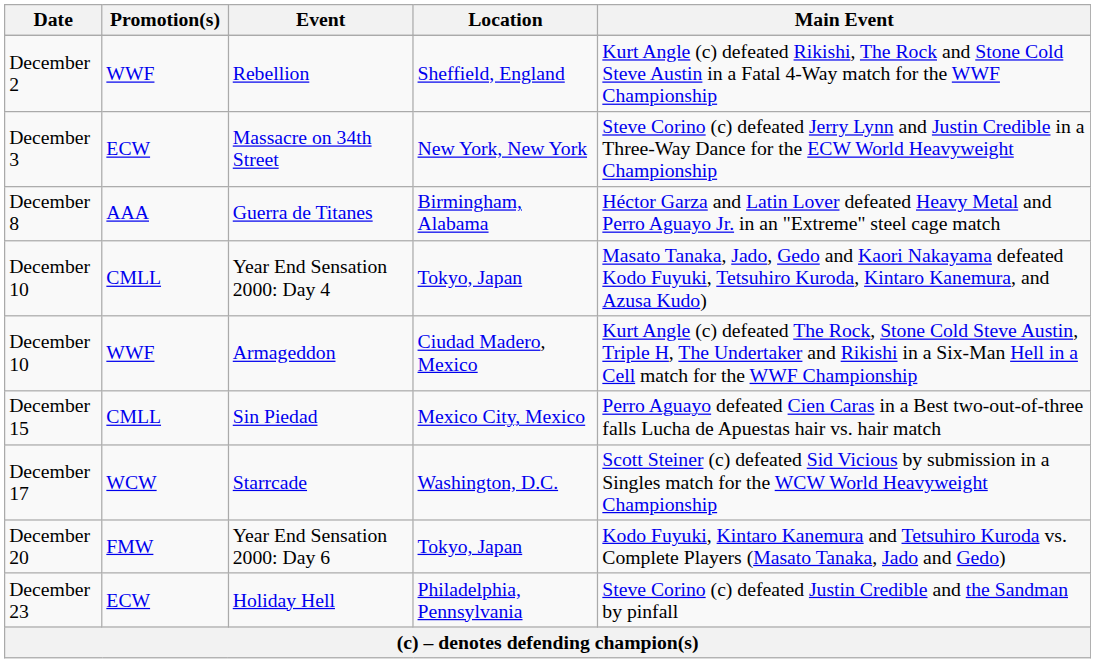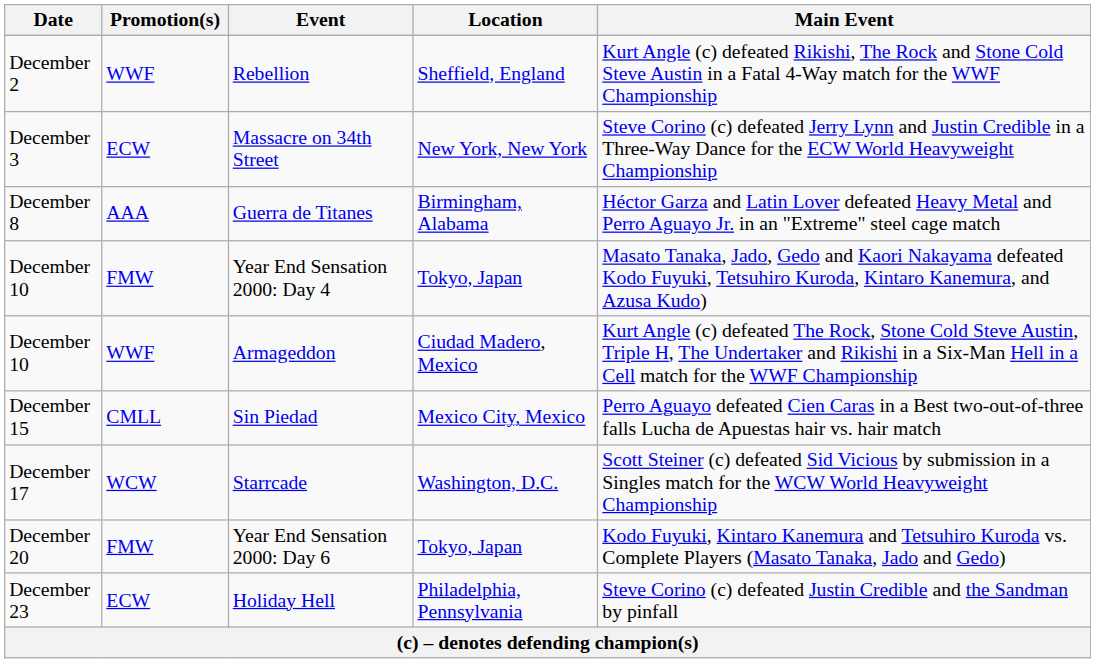(134, 277) CMLL -> (130, 277) FMW
